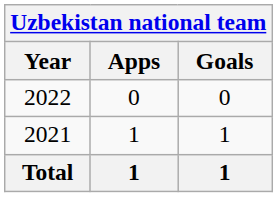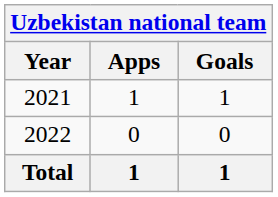rows swapped: (48, 135) <-> (48, 97)
